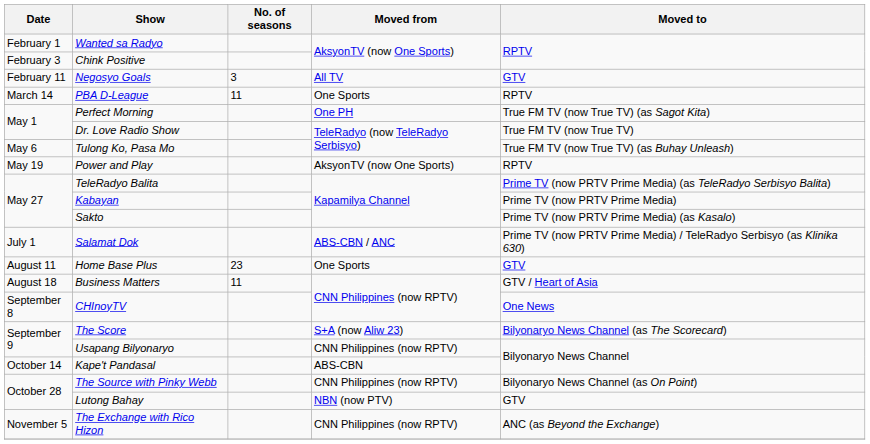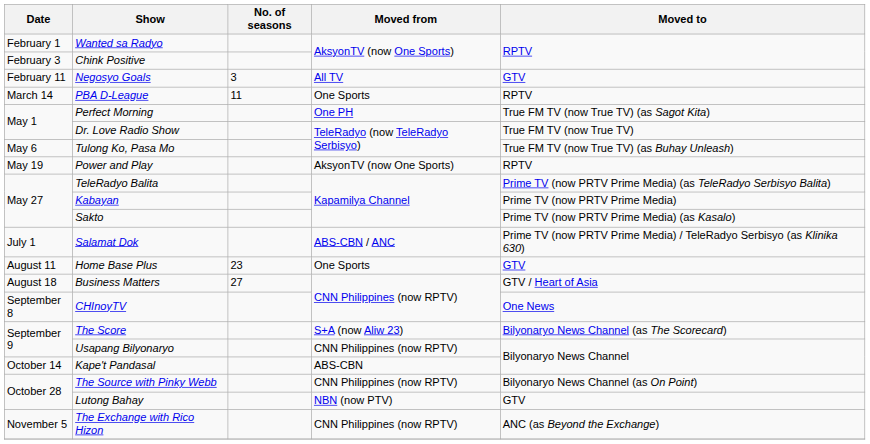(236, 283) 11 -> (237, 283) 27
